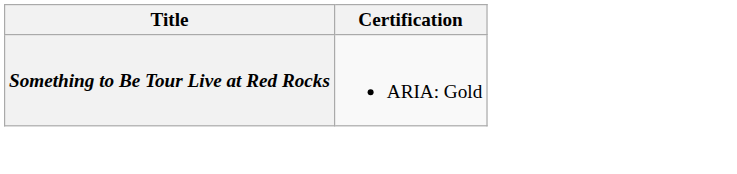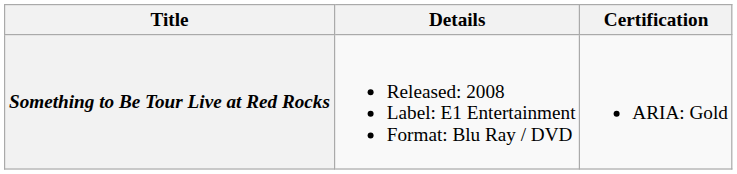+ column: (457, 19)
